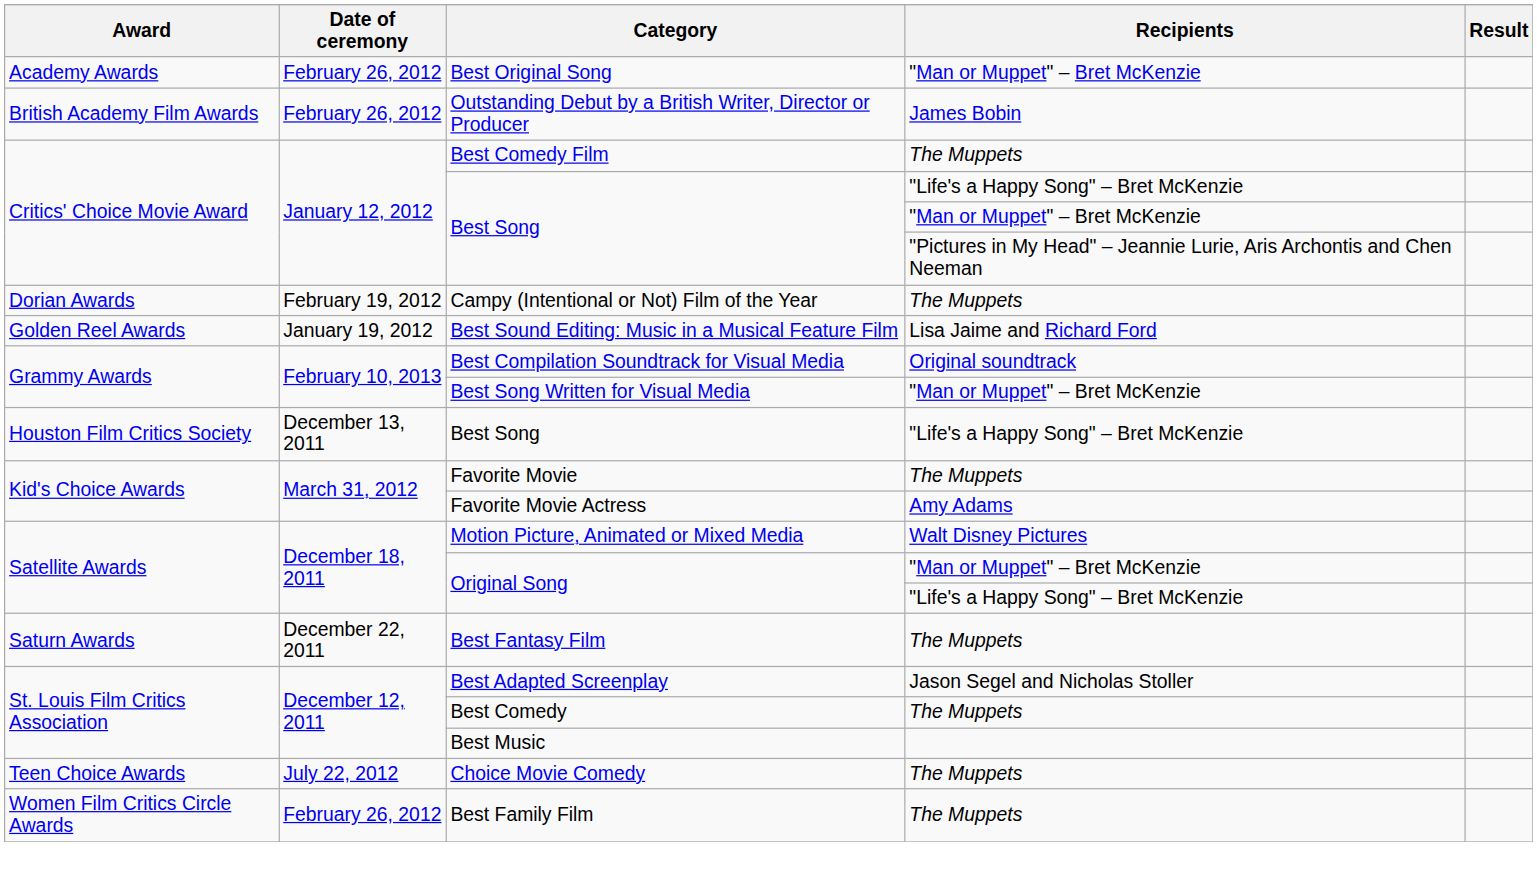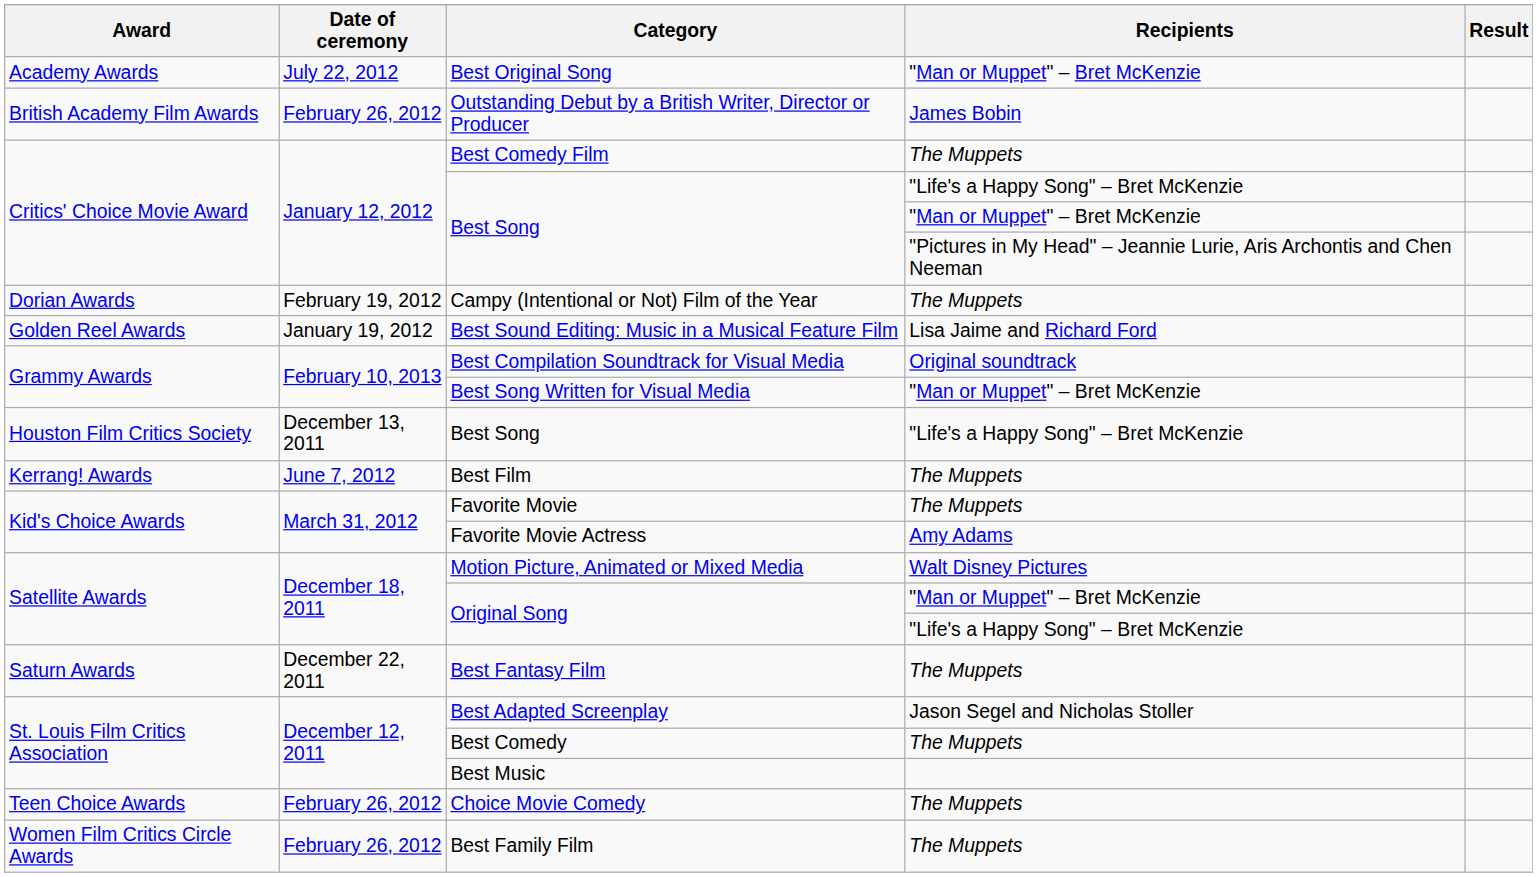(362, 72) February 26, 2012 -> (341, 72) July 22, 2012
+ row: (491, 475)
(341, 773) July 22, 2012 -> (362, 804) February 26, 2012
